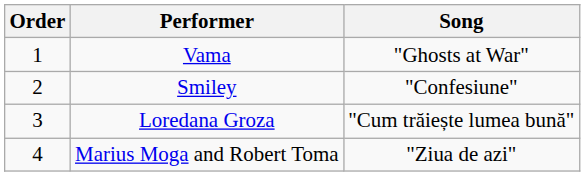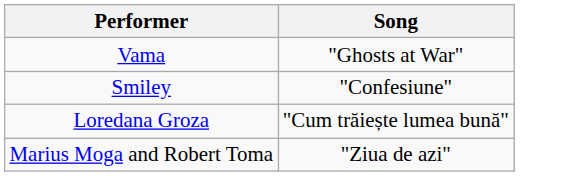- column: (37, 21)
